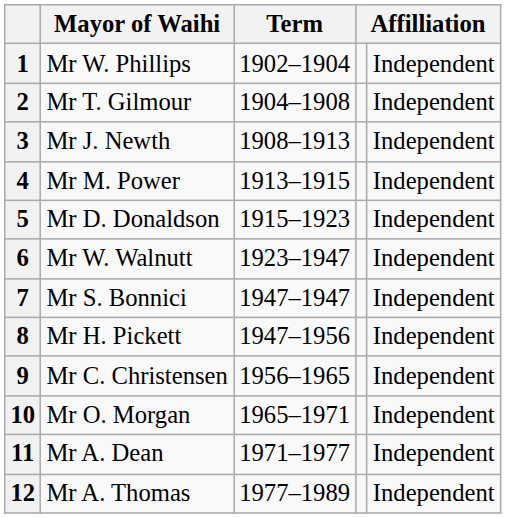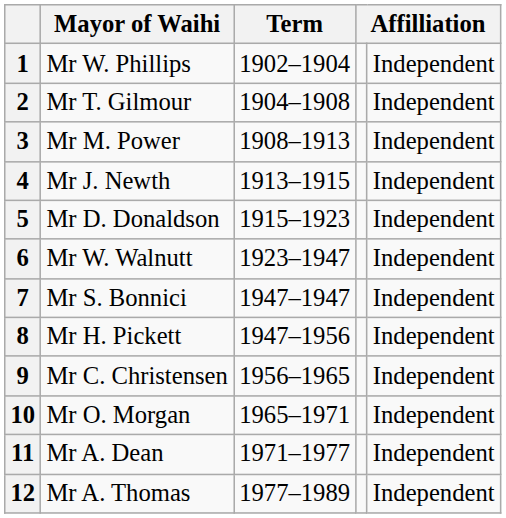(108, 141) Mr J. Newth -> (113, 141) Mr M. Power
(113, 180) Mr M. Power -> (108, 180) Mr J. Newth
